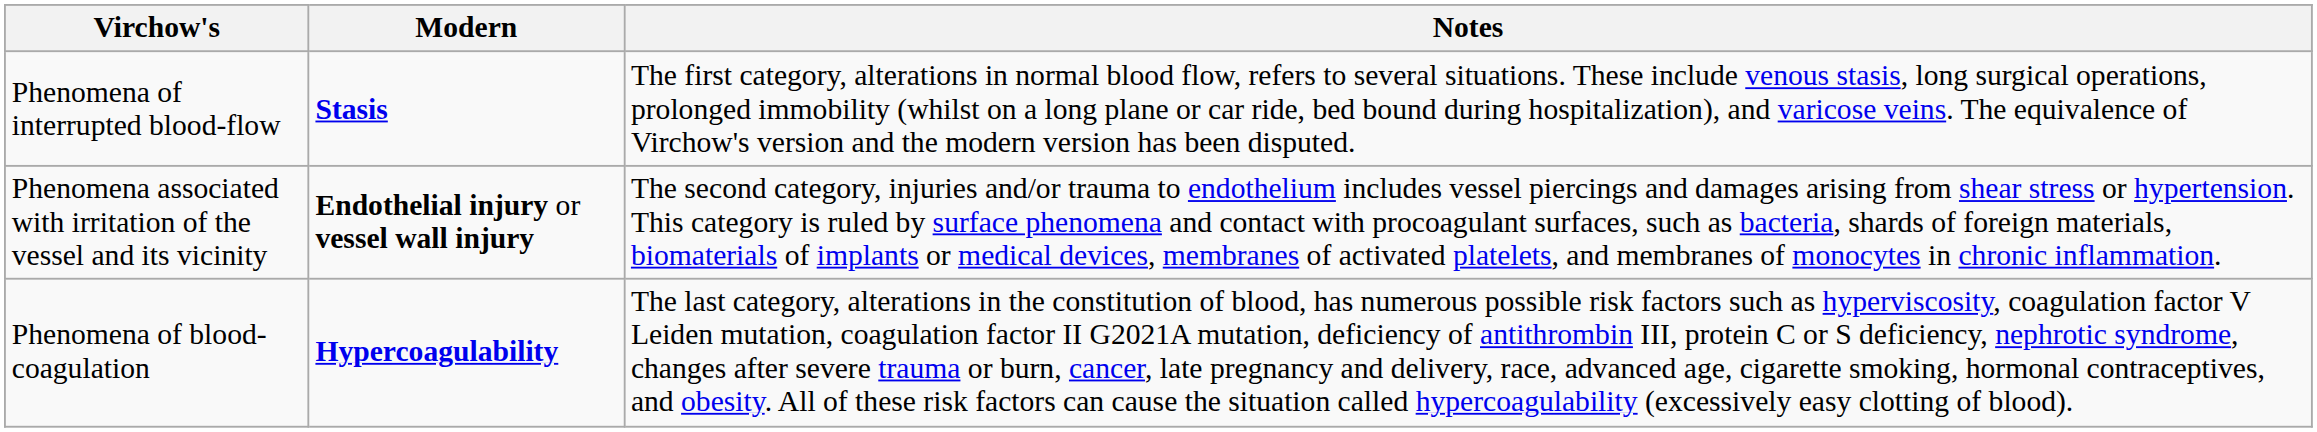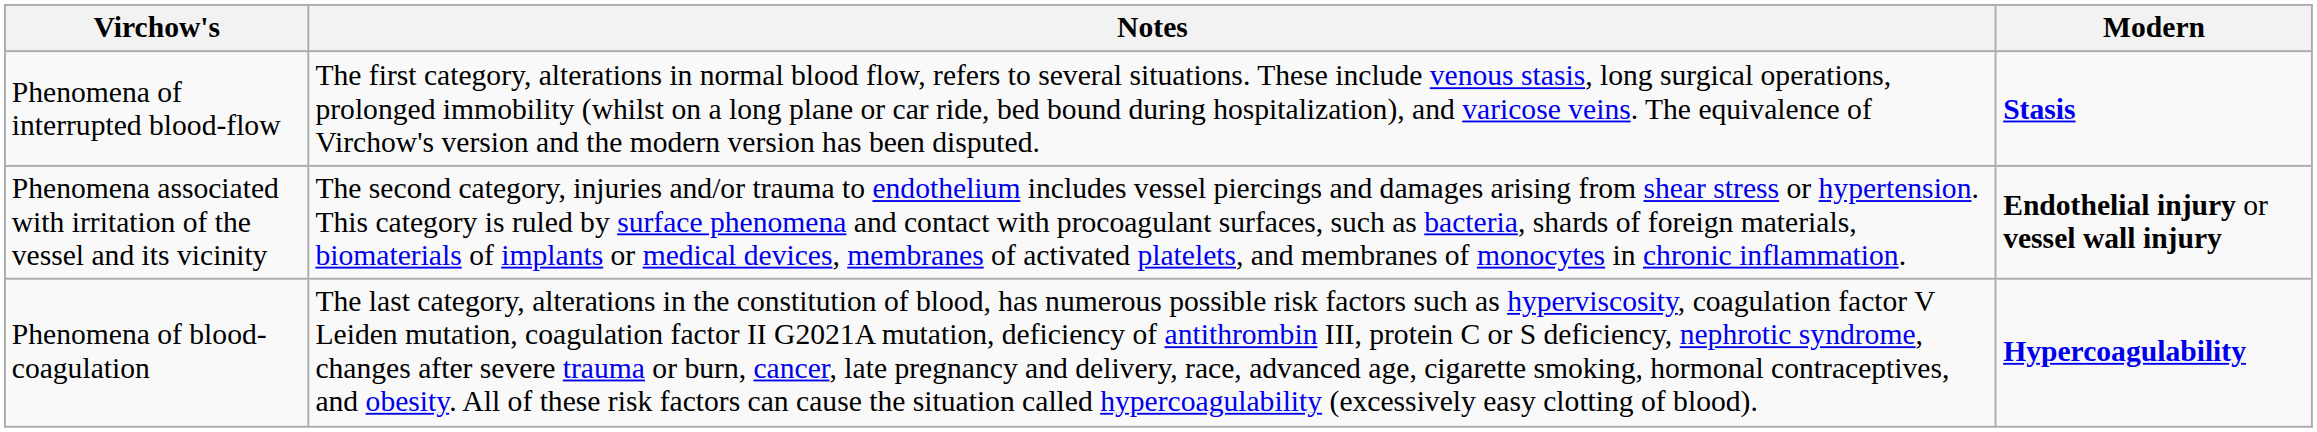columns swapped: (466, 27) <-> (1468, 27)
